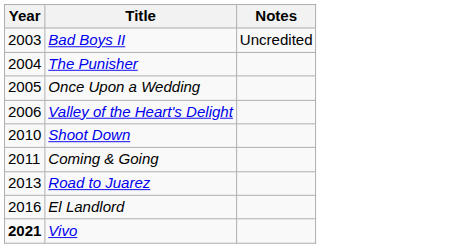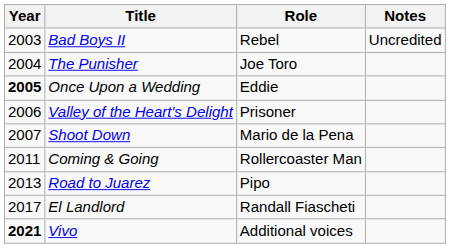+ column: (301, 16)
(25, 87) normal -> (25, 87) bold
(25, 135) 2010 -> (25, 135) 2007
(25, 207) 2016 -> (25, 207) 2017
